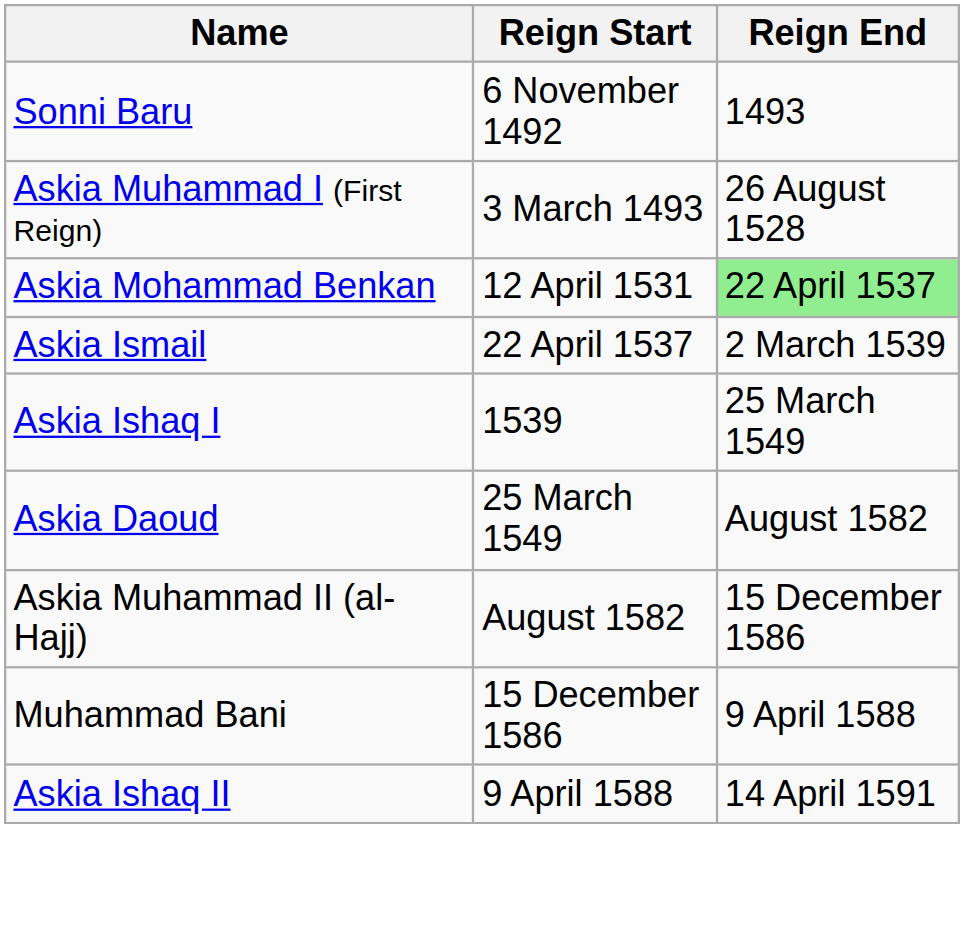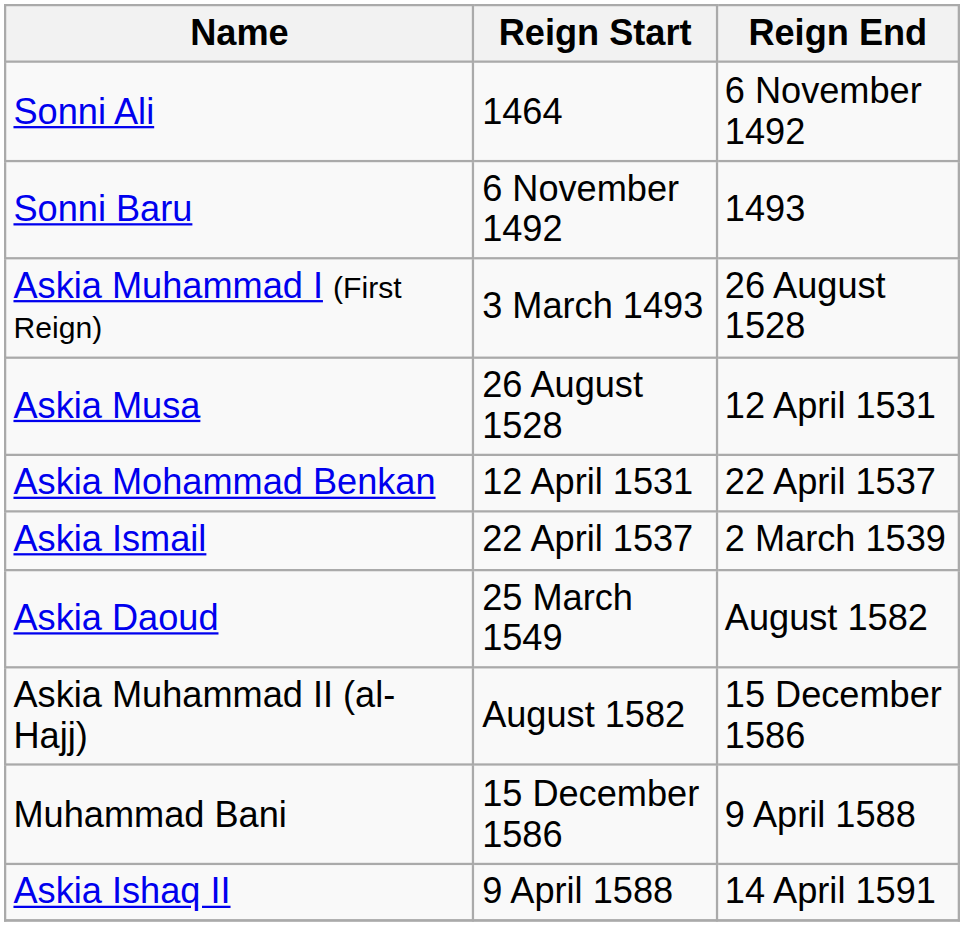+ row: (84, 110)
+ row: (107, 404)
(830, 286) lightgreen background -> (830, 482) no background
- row: (117, 421)
